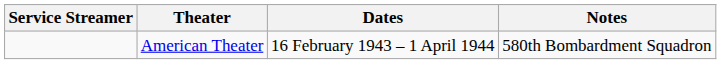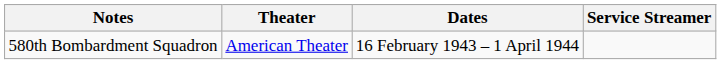columns swapped: (71, 17) <-> (607, 17)
